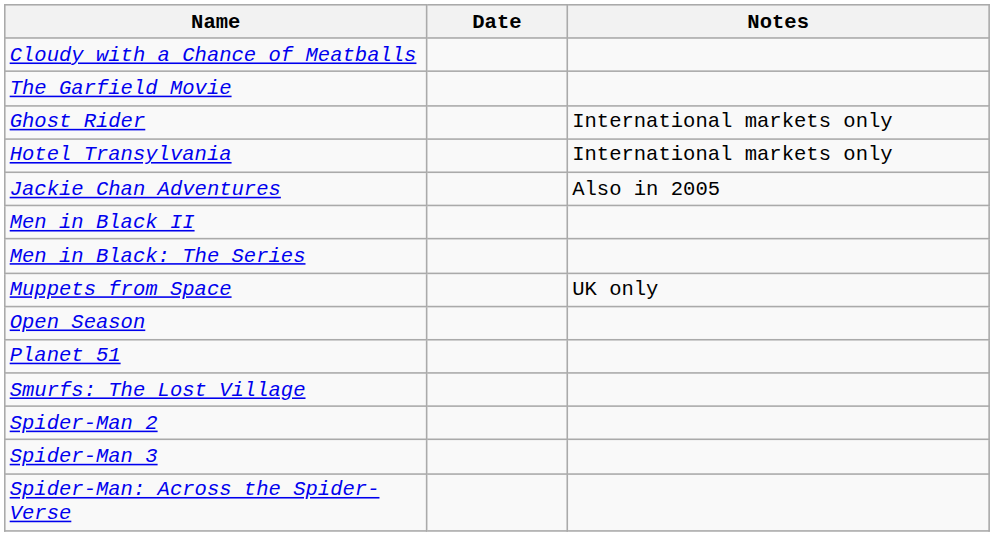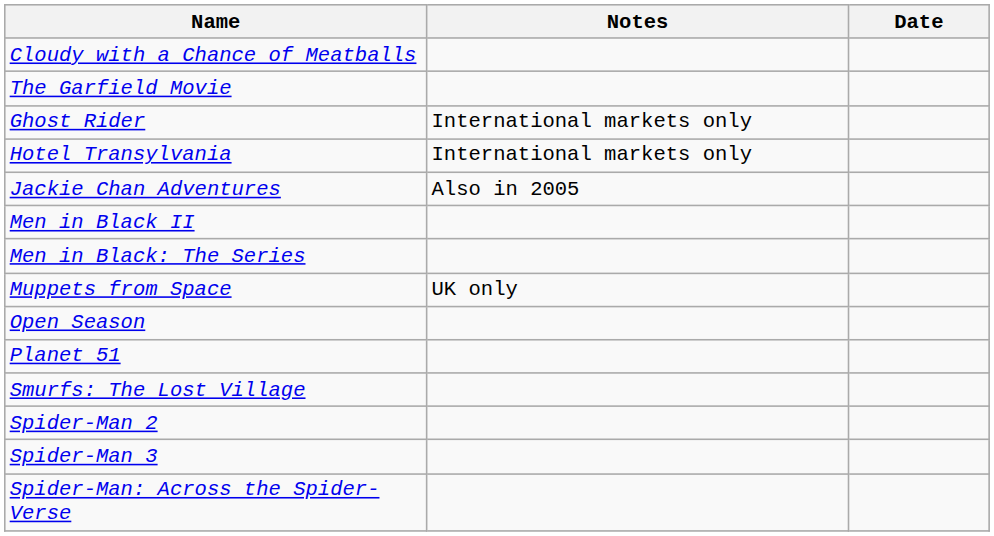columns swapped: (497, 22) <-> (778, 22)
